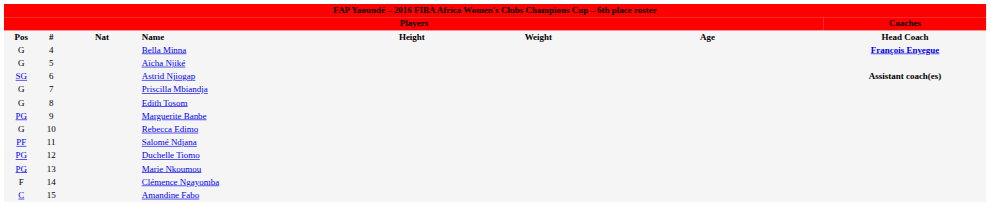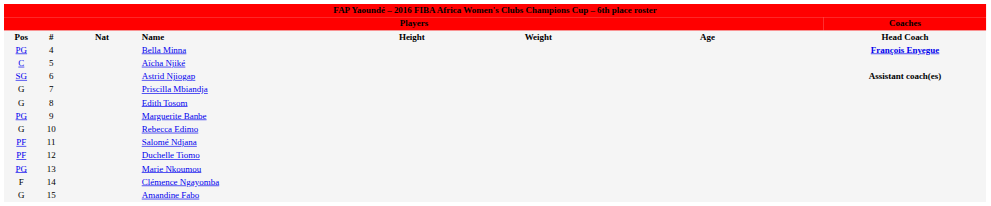(21, 50) G -> (21, 50) PG
(21, 63) G -> (21, 63) C
(21, 155) PG -> (21, 155) PF
(21, 195) C -> (21, 195) G
